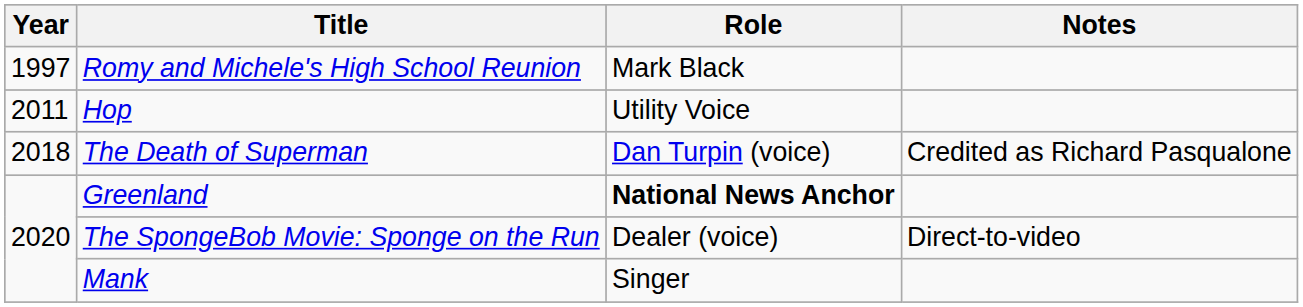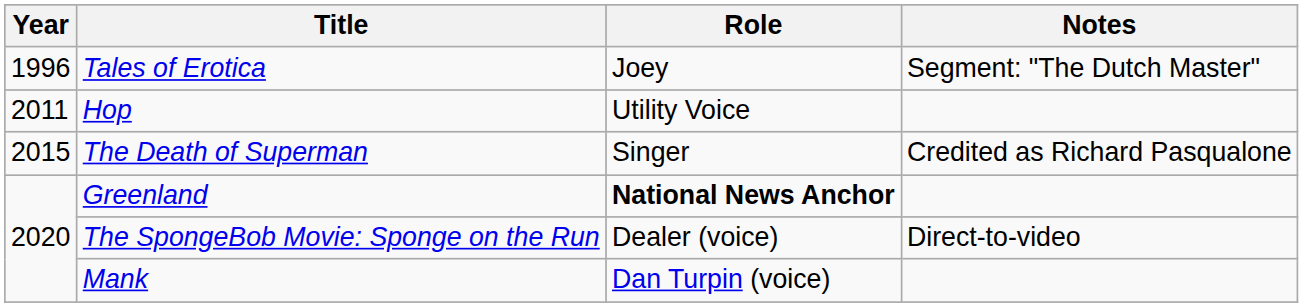+ row: (174, 68)
- row: (332, 68)
(41, 152) 2018 -> (41, 152) 2015
(721, 152) Dan Turpin (voice) -> (651, 152) Singer
(651, 279) Singer -> (721, 279) Dan Turpin (voice)
